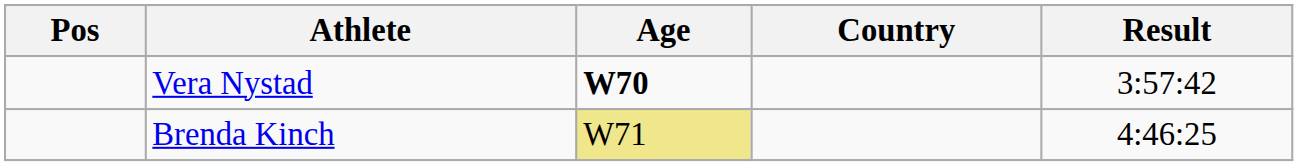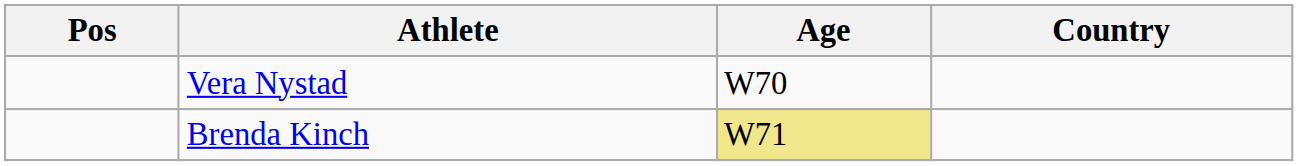- column: (1167, 30)
(616, 82) bold -> (756, 82) normal
